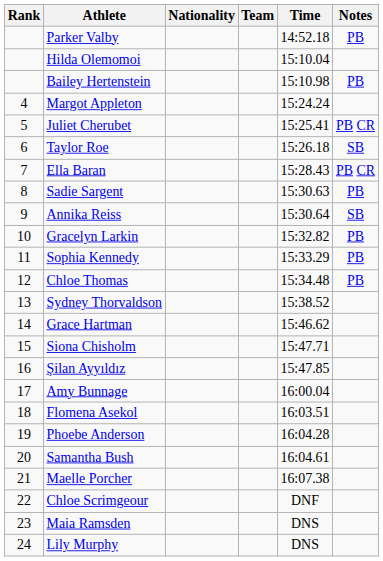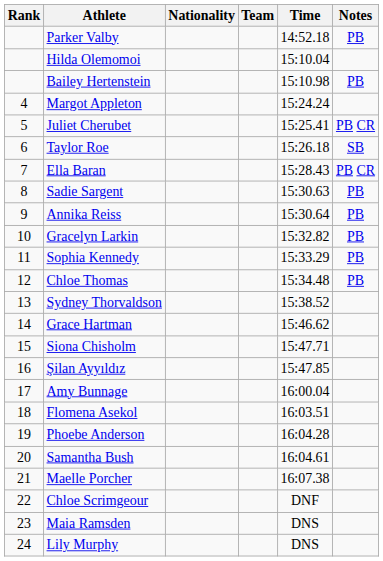(356, 214) SB -> (356, 214) PB
